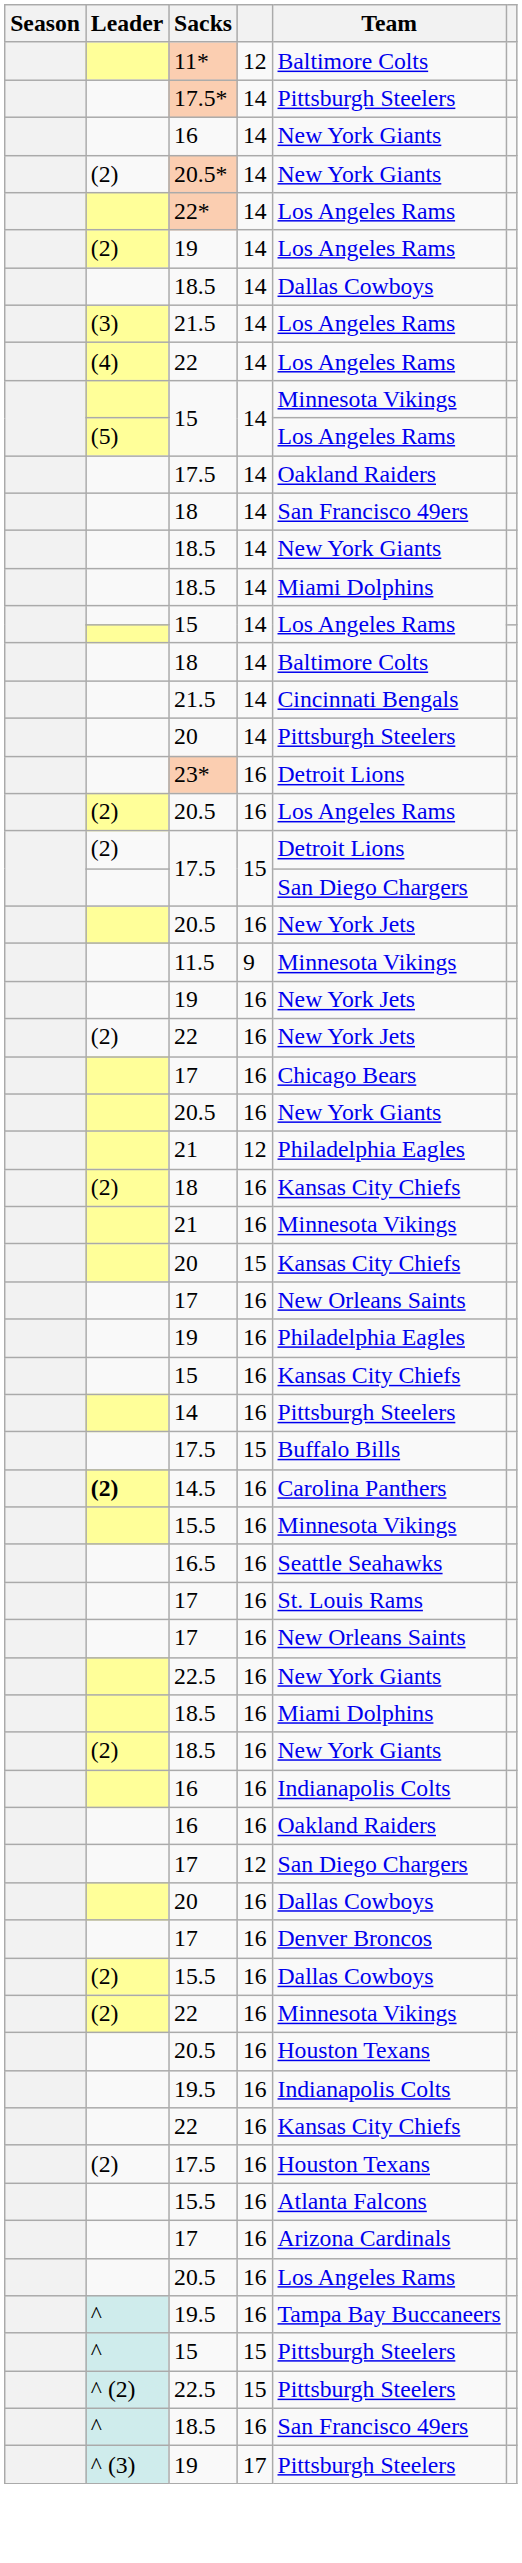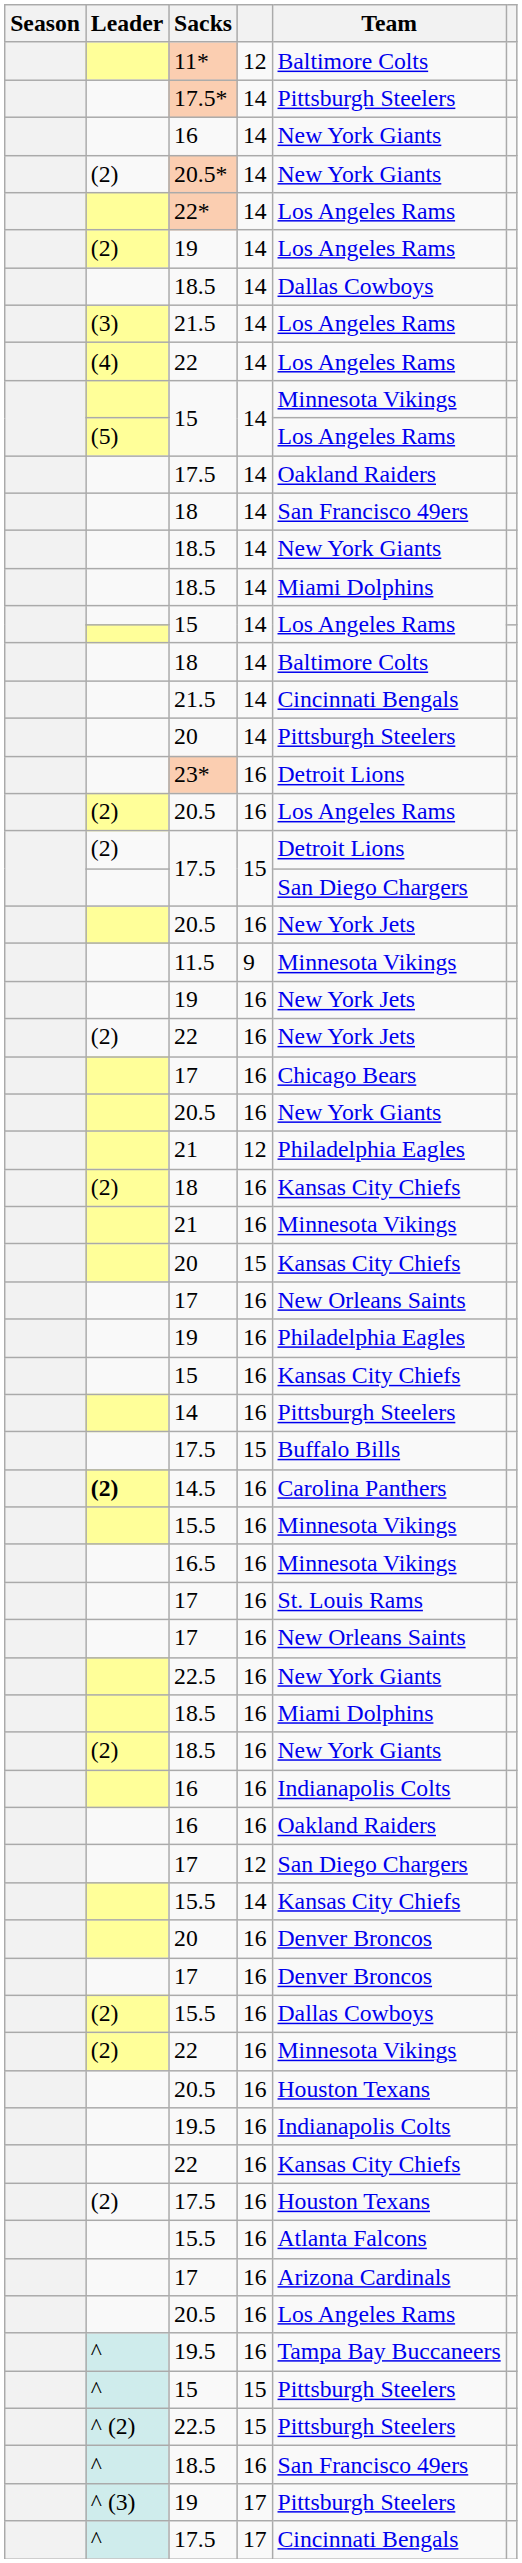(360, 1563) Seattle Seahawks -> (367, 1563) Minnesota Vikings
+ row: (195, 1901)
(355, 1901) Dallas Cowboys -> (355, 1938) Denver Broncos
+ row: (195, 2539)
